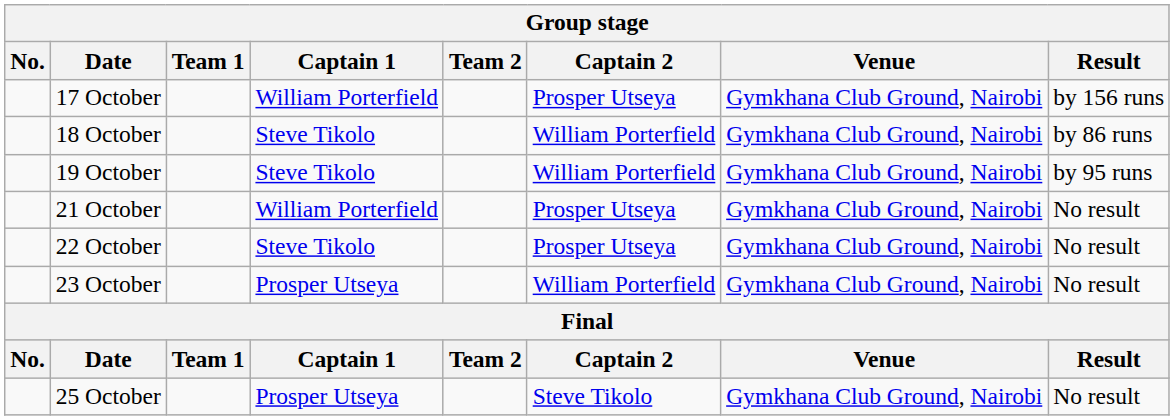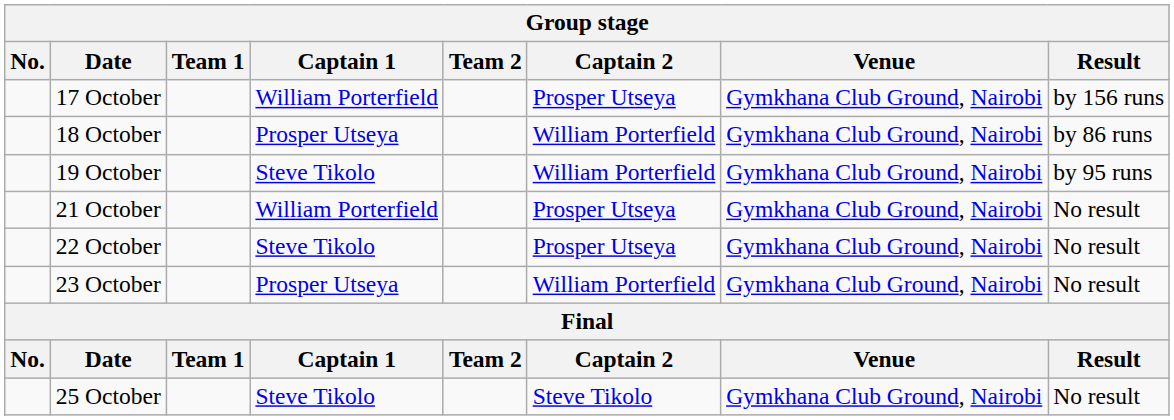(315, 135) Steve Tikolo -> (327, 135) Prosper Utseya
(327, 396) Prosper Utseya -> (315, 396) Steve Tikolo
